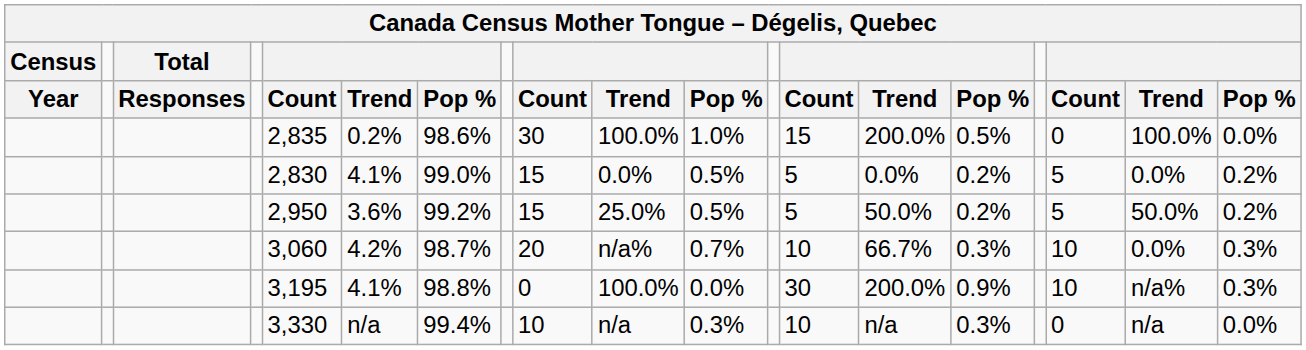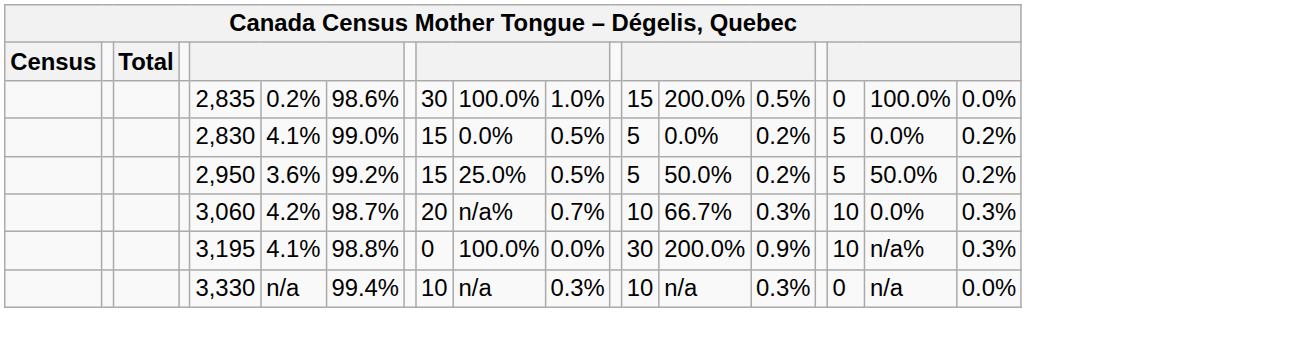- row: (53, 99)
